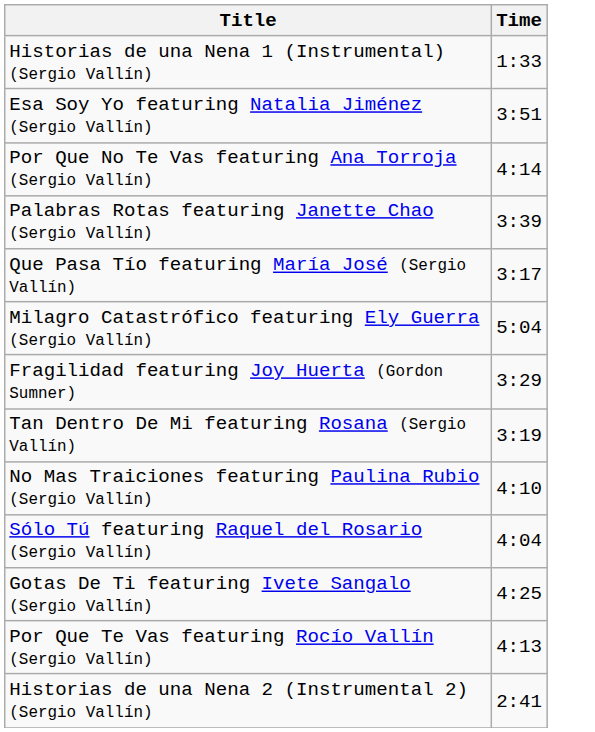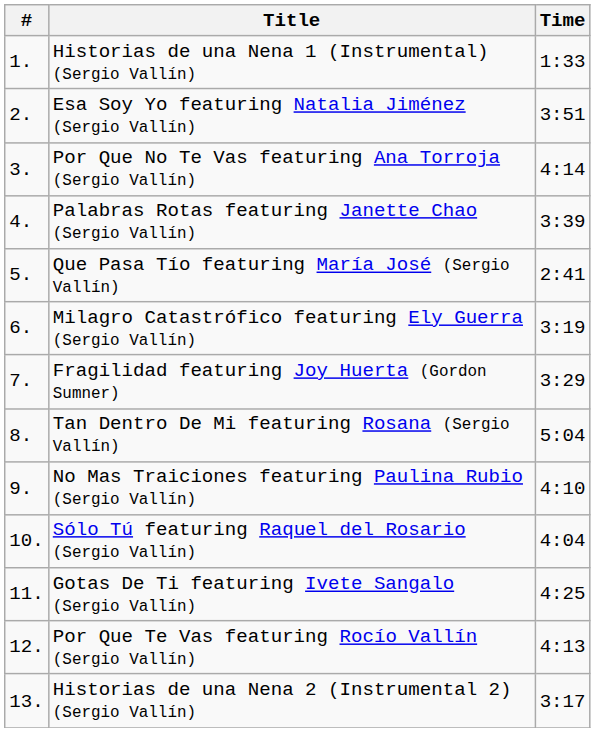+ column: (26, 20)
(519, 275) 3:17 -> (563, 275) 2:41
(519, 328) 5:04 -> (563, 328) 3:19
(519, 435) 3:19 -> (563, 435) 5:04
(519, 701) 2:41 -> (563, 701) 3:17
